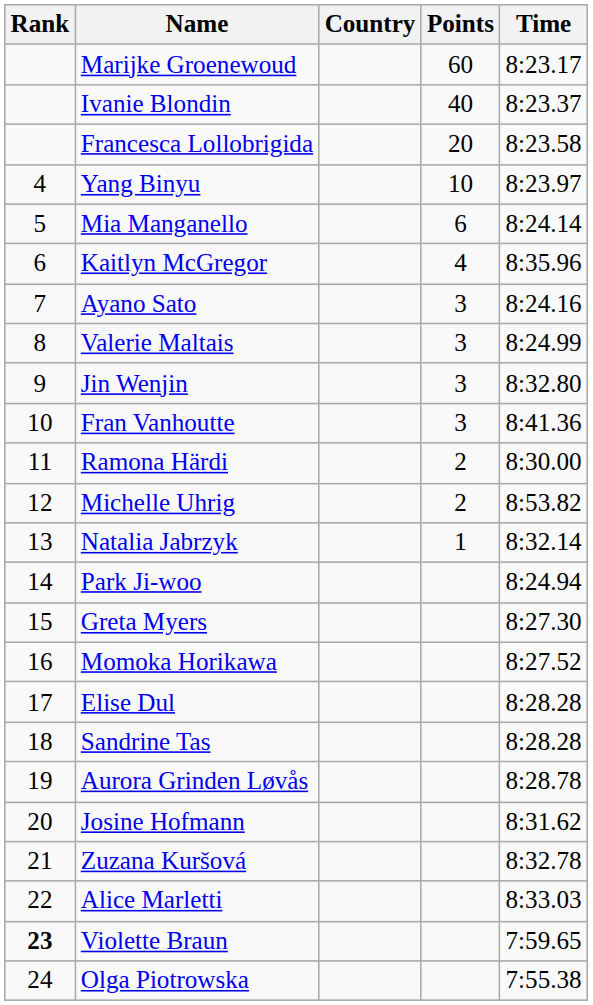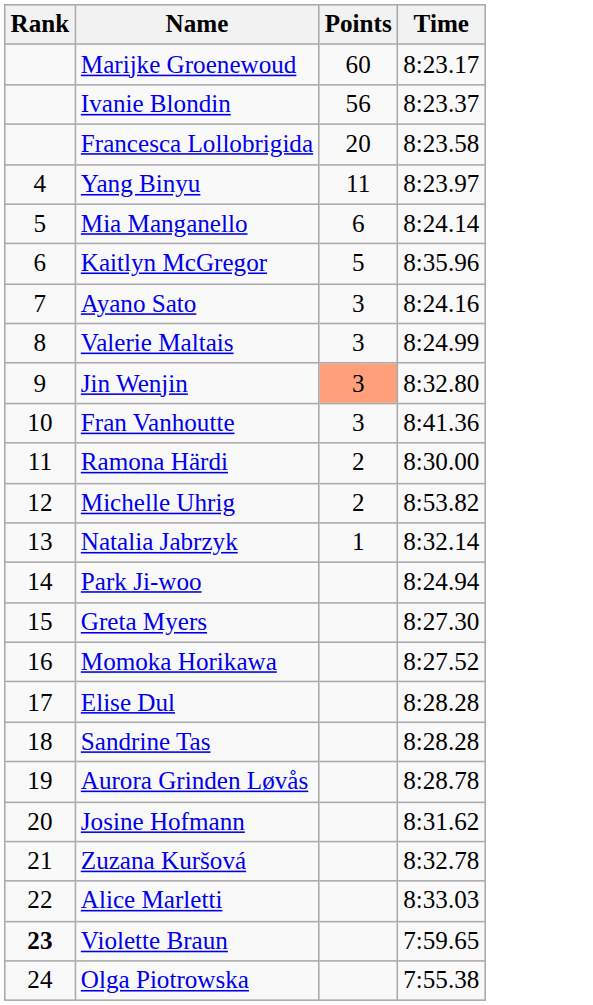- column: (370, 24)
(460, 104) 40 -> (358, 104) 56
(460, 183) 10 -> (358, 183) 11
(460, 263) 4 -> (358, 263) 5
(460, 382) no background -> (358, 382) lightsalmon background
